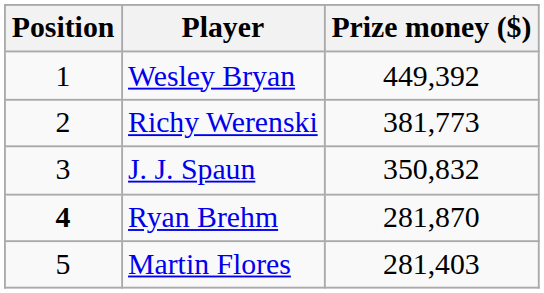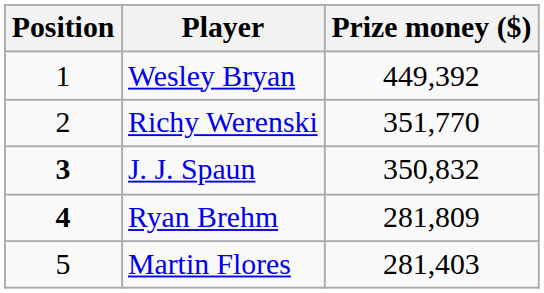(431, 122) 381,773 -> (431, 122) 351,770
(63, 169) normal -> (63, 169) bold
(431, 216) 281,870 -> (431, 216) 281,809
